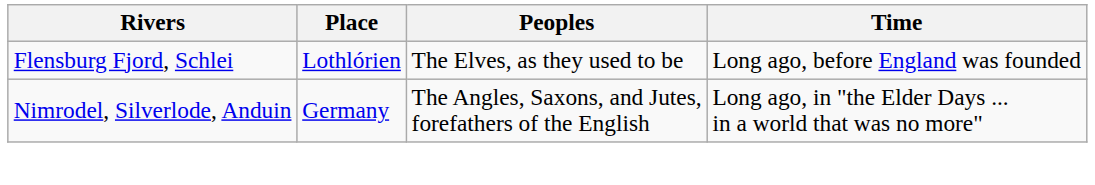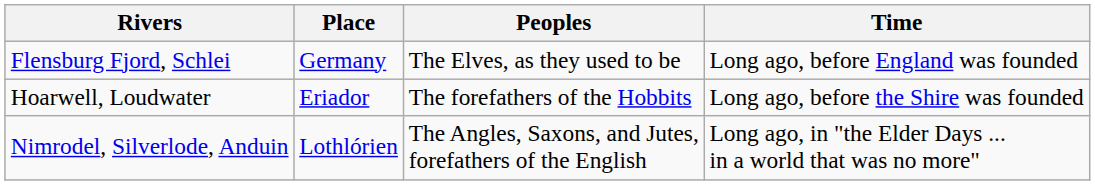(352, 60) Lothlórien -> (343, 60) Germany
+ row: (111, 97)
(346, 110) Germany -> (349, 147) Lothlórien
